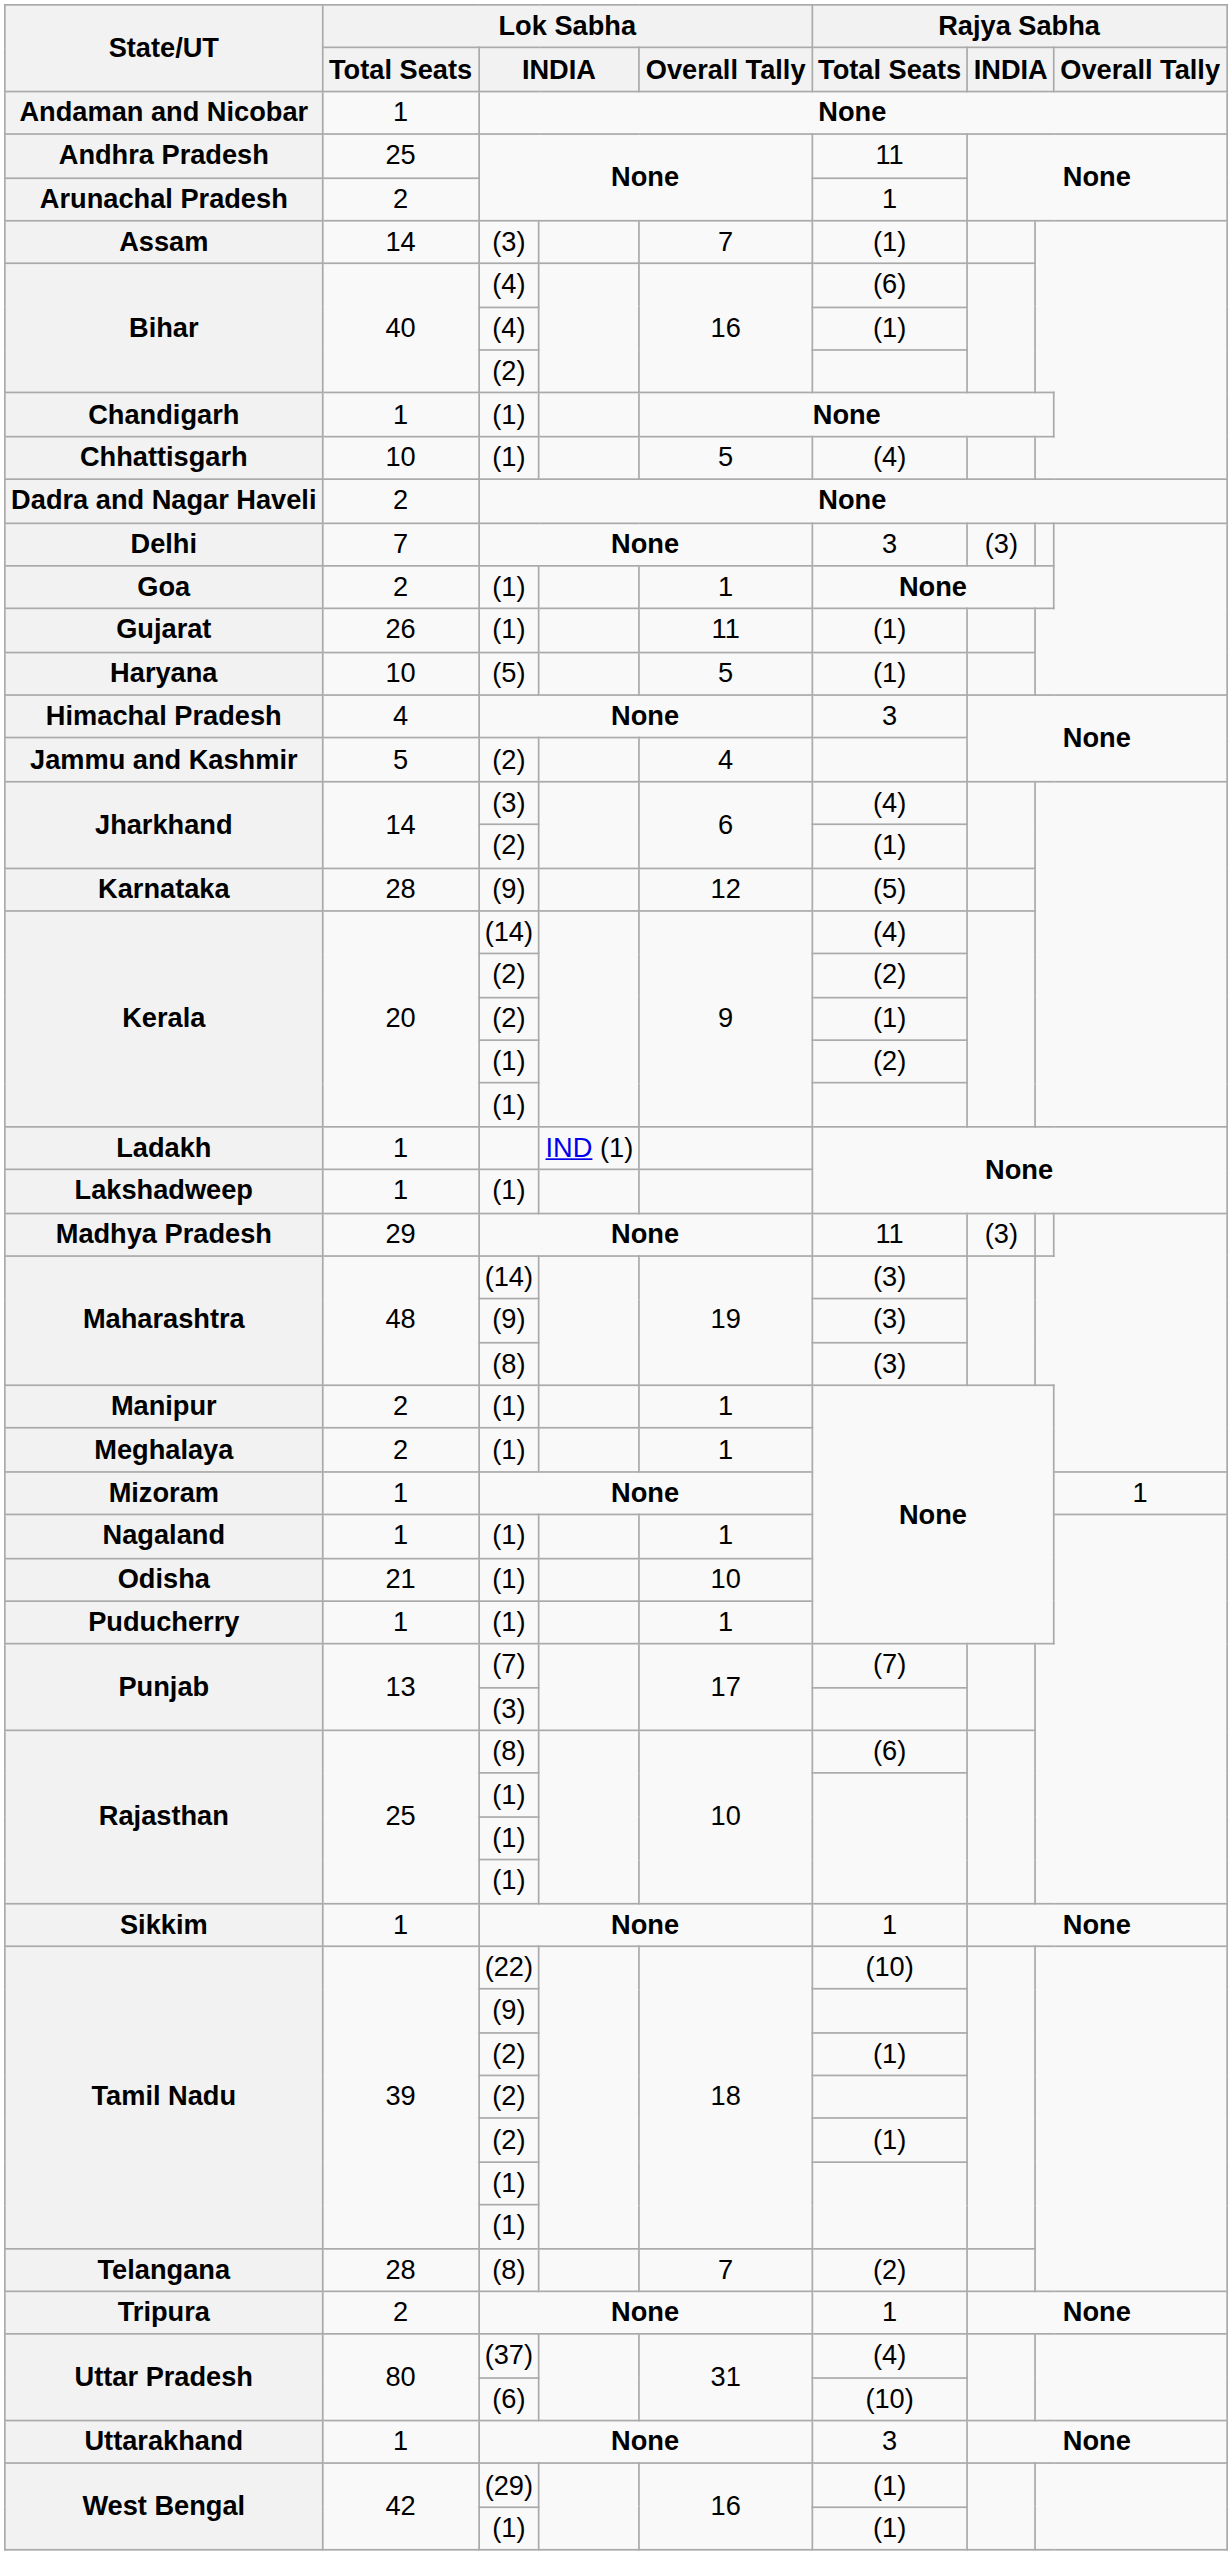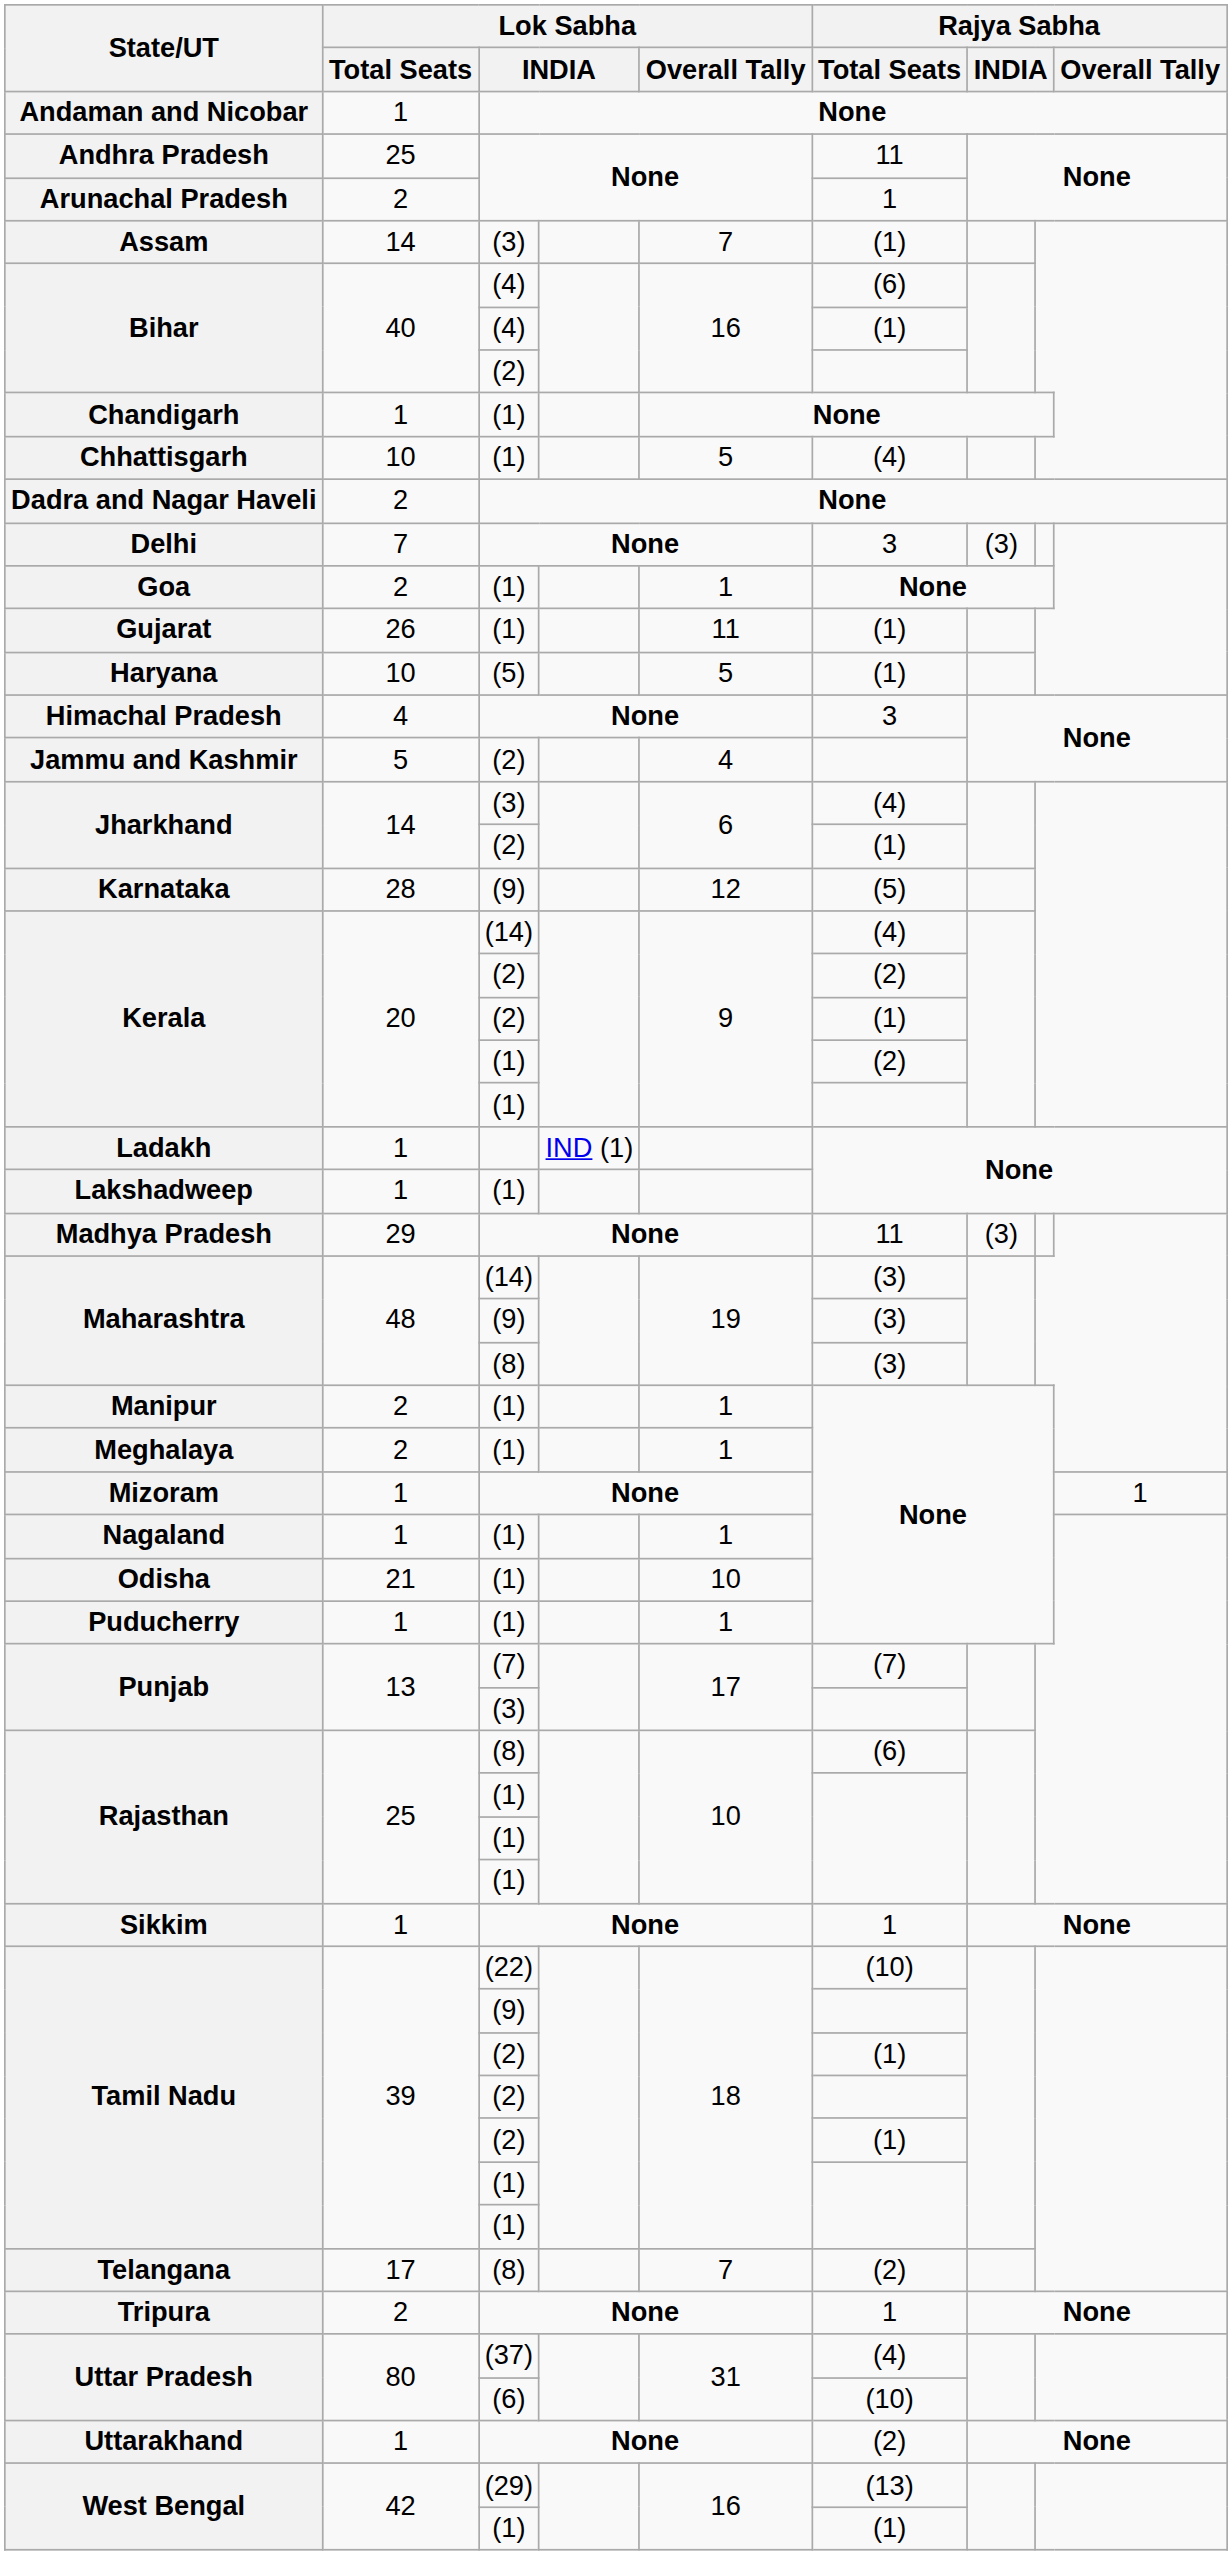(401, 2269) 28 -> (401, 2269) 17
(890, 2441) 3 -> (890, 2441) (2)
(890, 2484) (1) -> (890, 2484) (13)
